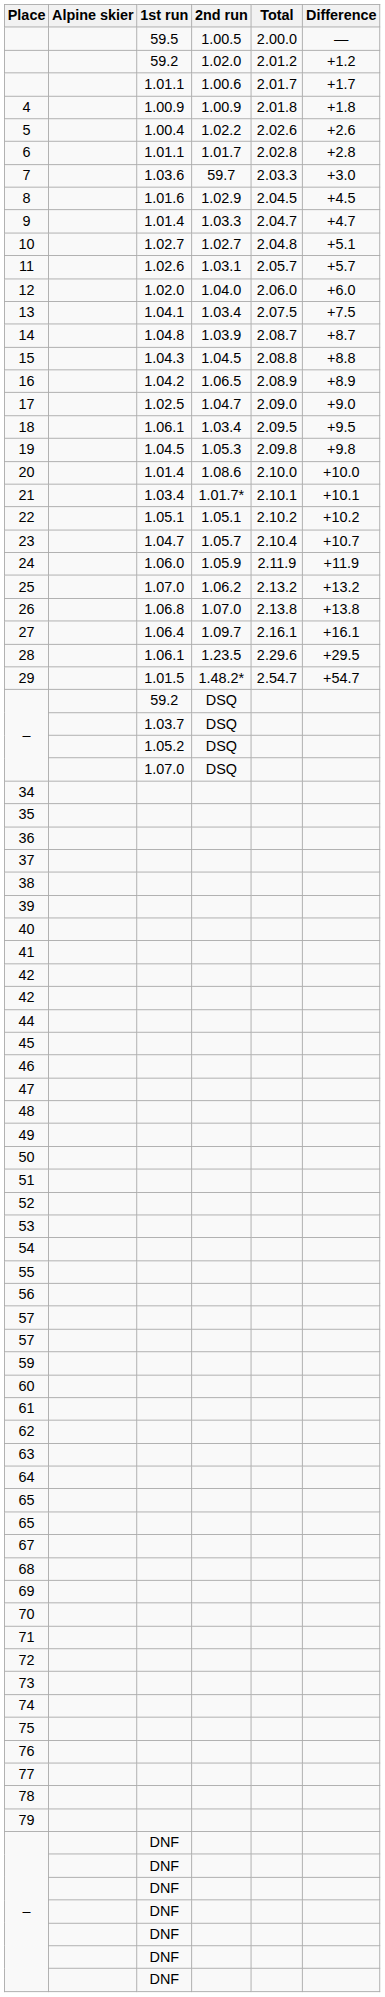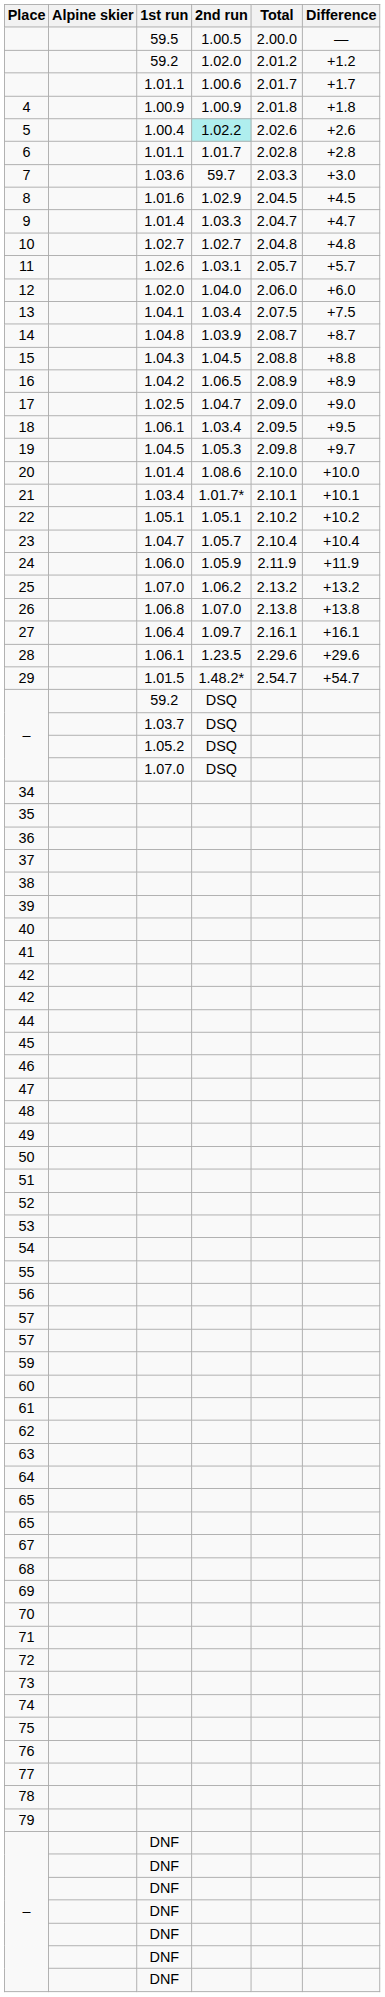(221, 130) no background -> (221, 130) paleturquoise background
(341, 244) +5.1 -> (341, 244) +4.8
(341, 449) +9.8 -> (341, 449) +9.7
(341, 541) +10.7 -> (341, 541) +10.4
(341, 655) +29.5 -> (341, 655) +29.6
